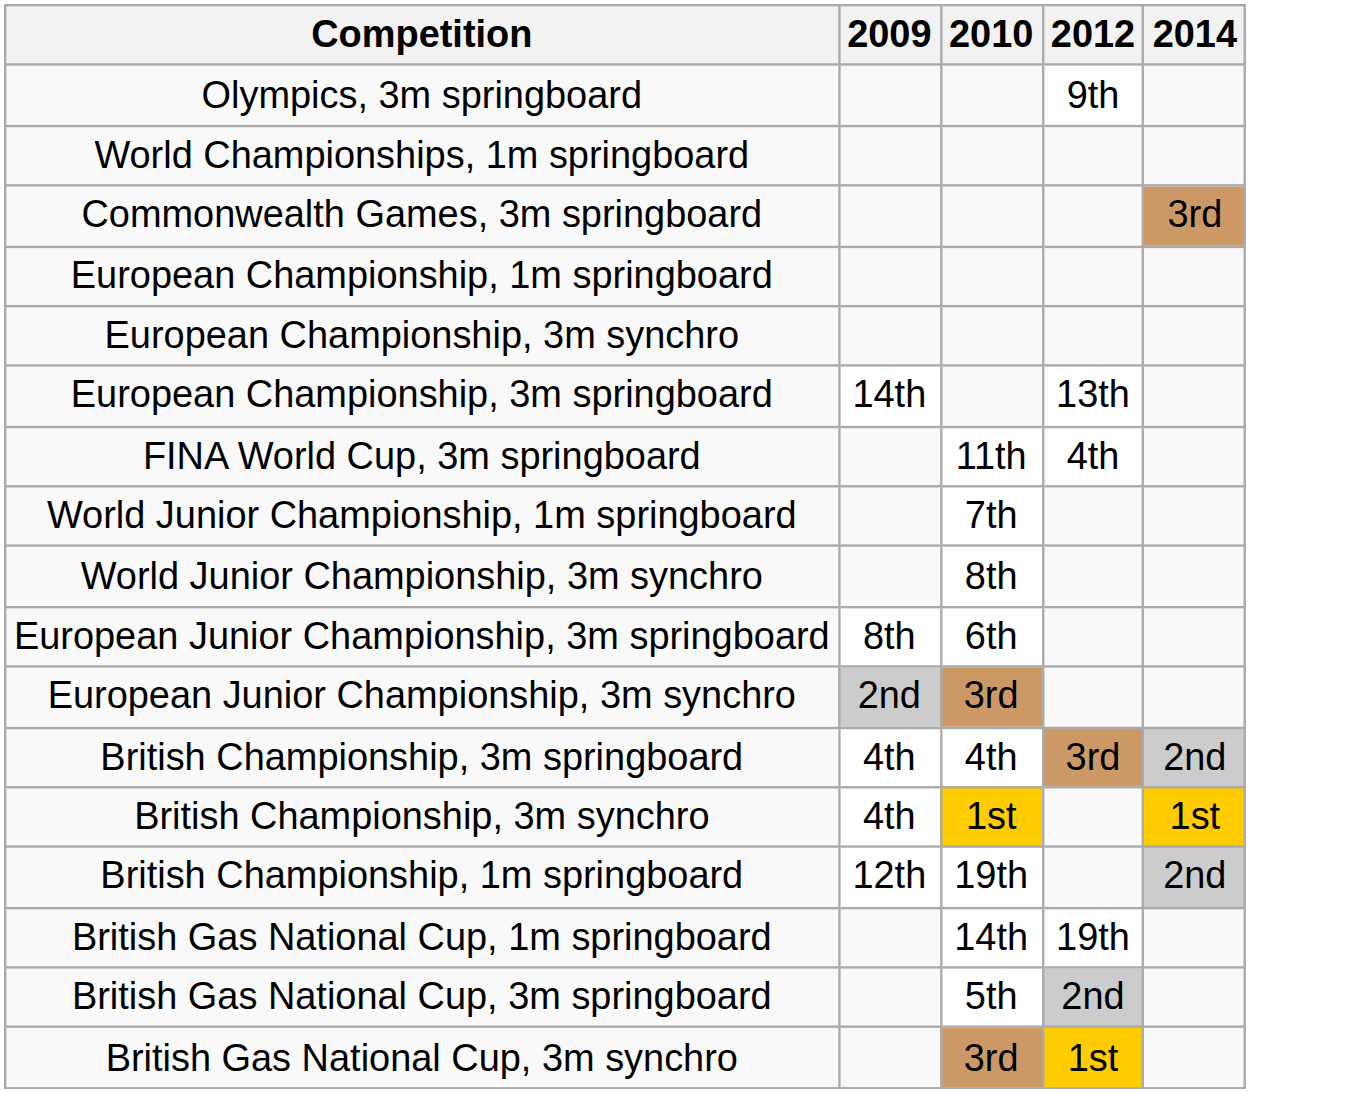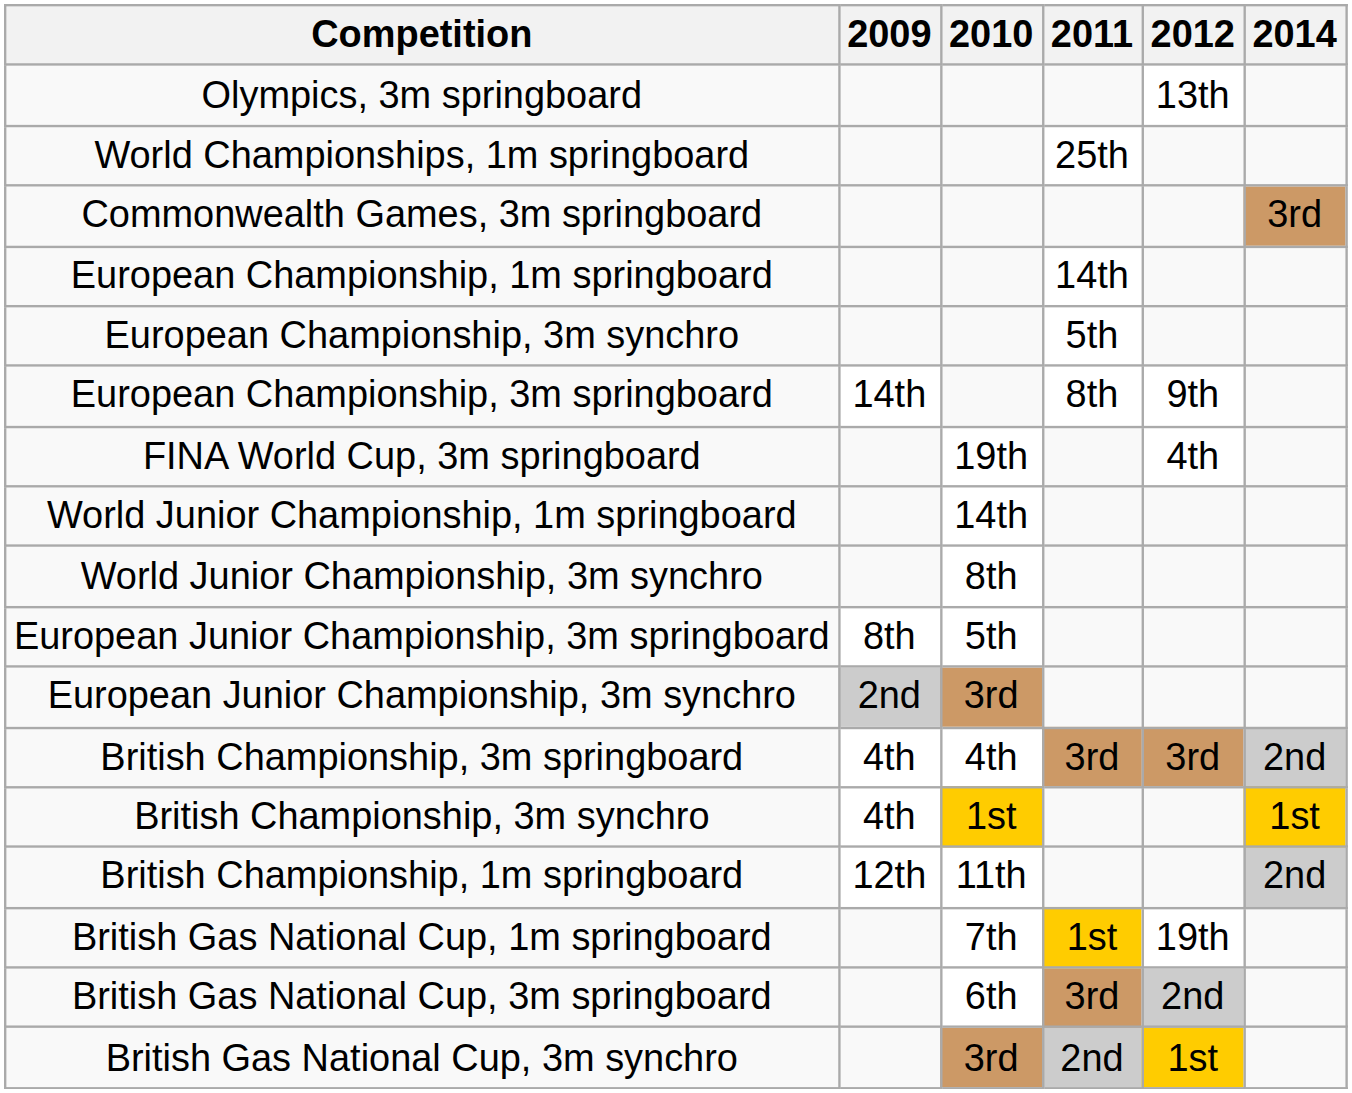+ column: (1092, 34)
(1093, 94) 9th -> (1193, 94) 13th
(1093, 395) 13th -> (1193, 395) 9th
(991, 455) 11th -> (991, 455) 19th
(991, 515) 7th -> (991, 515) 14th
(991, 635) 6th -> (991, 635) 5th
(991, 876) 19th -> (991, 876) 11th
(991, 936) 14th -> (991, 936) 7th
(991, 996) 5th -> (991, 996) 6th
